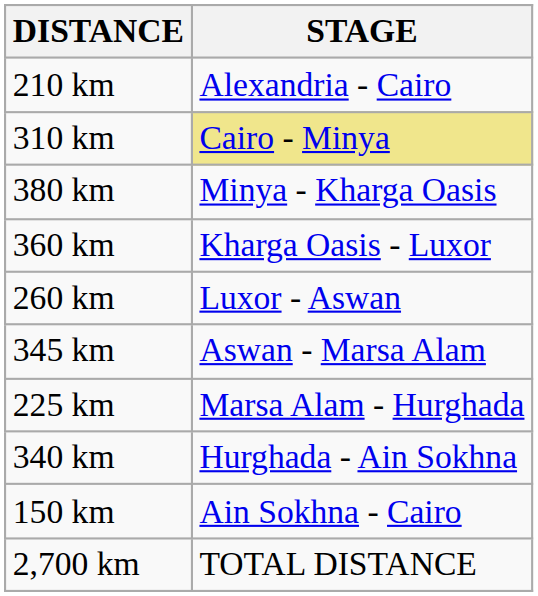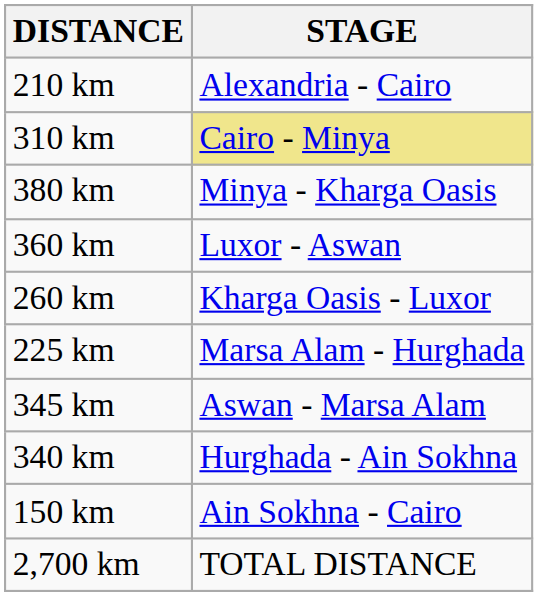(345, 244) Kharga Oasis - Luxor -> (300, 244) Luxor - Aswan
(300, 297) Luxor - Aswan -> (345, 297) Kharga Oasis - Luxor
rows swapped: (64, 350) <-> (64, 404)
